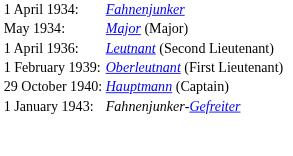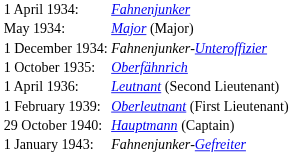+ row: (56, 48)
+ row: (49, 67)
